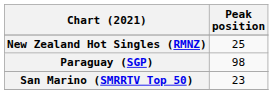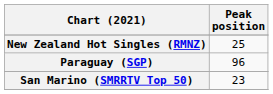(239, 62) 98 -> (239, 62) 96
